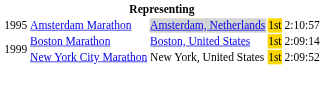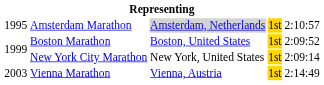(302, 41) 2:09:14 -> (302, 41) 2:09:52
(302, 57) 2:09:52 -> (302, 57) 2:09:14
+ row: (70, 73)
